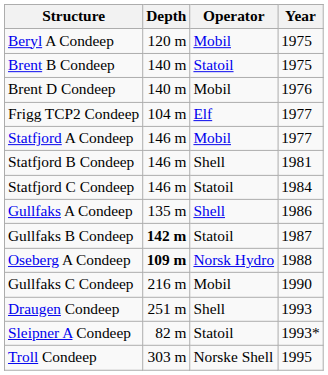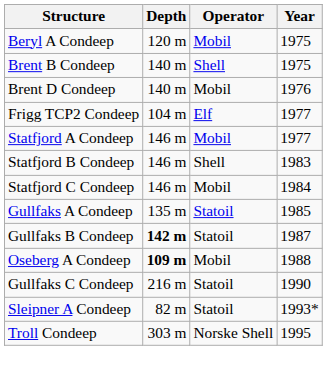(213, 65) Statoil -> (209, 65) Shell
(297, 162) 1981 -> (296, 162) 1983
(213, 187) Statoil -> (212, 187) Mobil
(209, 211) Shell -> (213, 211) Statoil
(297, 211) 1986 -> (296, 211) 1985
(234, 260) Norsk Hydro -> (212, 260) Mobil
(212, 284) Mobil -> (213, 284) Statoil
- row: (64, 308)
